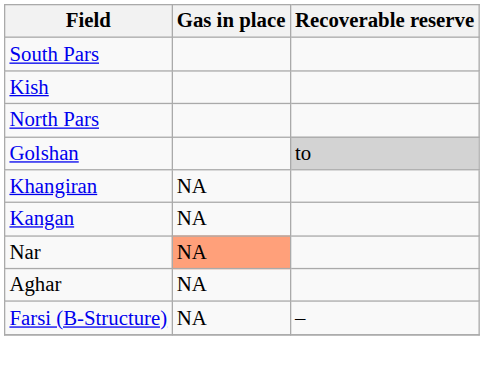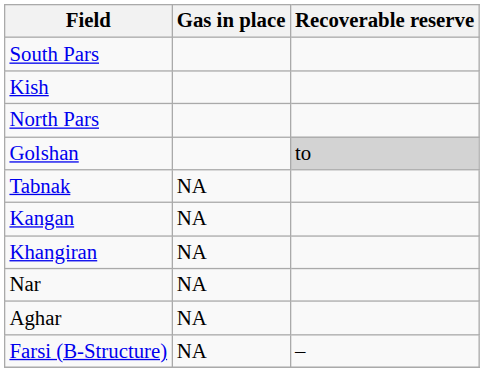+ row: (40, 185)
rows swapped: (42, 218) <-> (53, 185)
(192, 251) lightsalmon background -> (192, 284) no background
